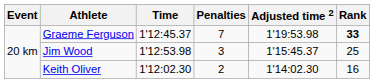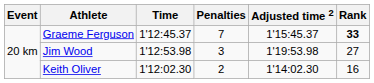(292, 34) 1'19:53.98 -> (292, 34) 1'15:45.37
(292, 52) 1'15:45.37 -> (292, 52) 1'19:53.98
(353, 52) 25 -> (353, 52) 27
